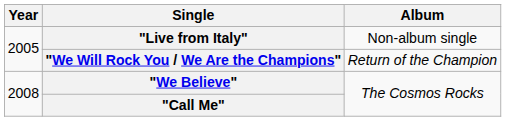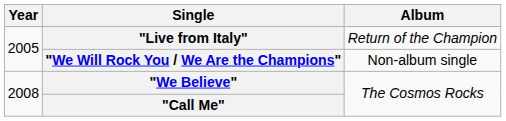(422, 37) Non-album single -> (422, 37) Return of the Champion
(422, 60) Return of the Champion -> (422, 60) Non-album single
